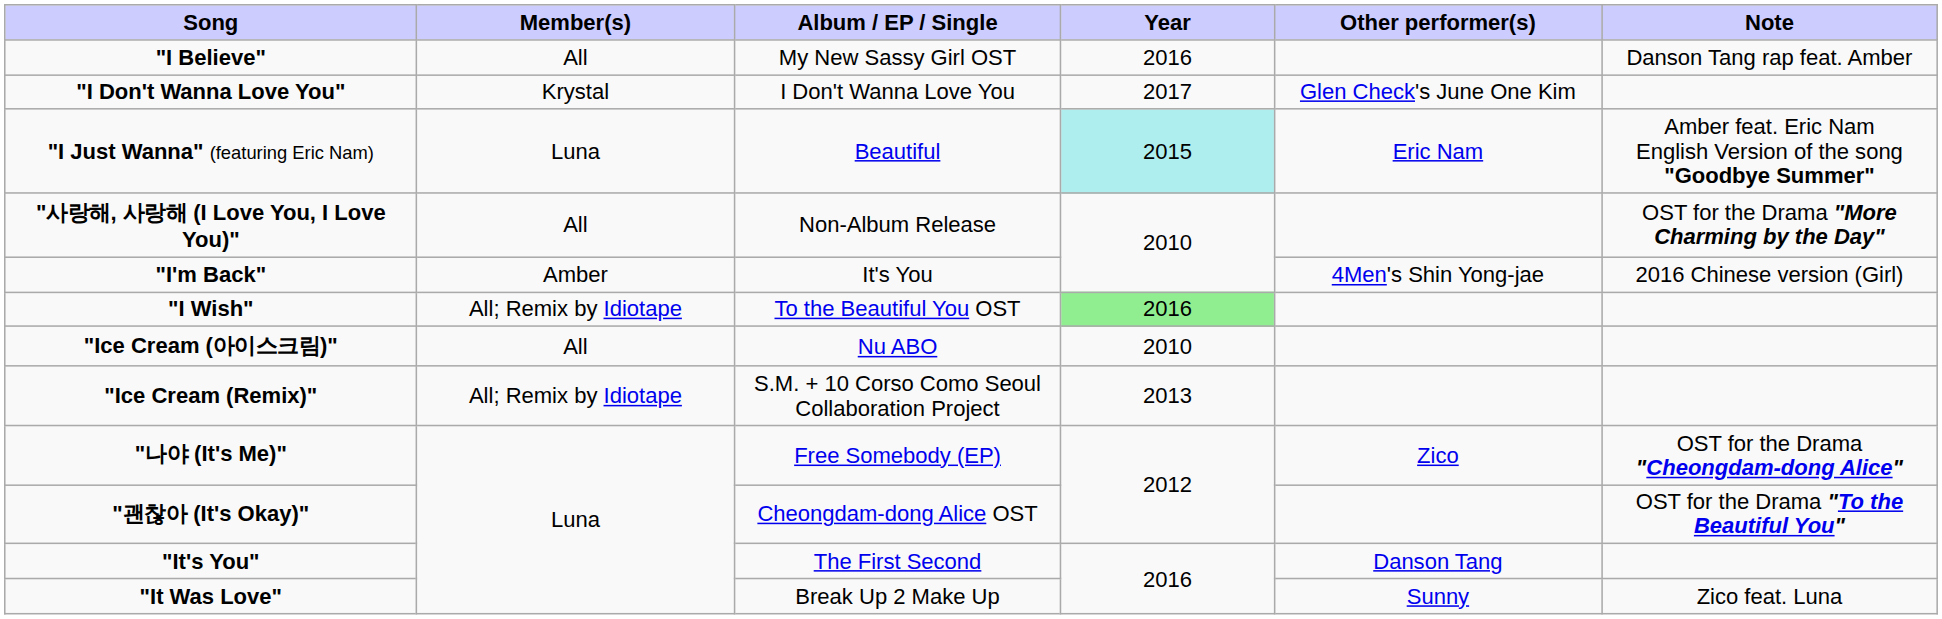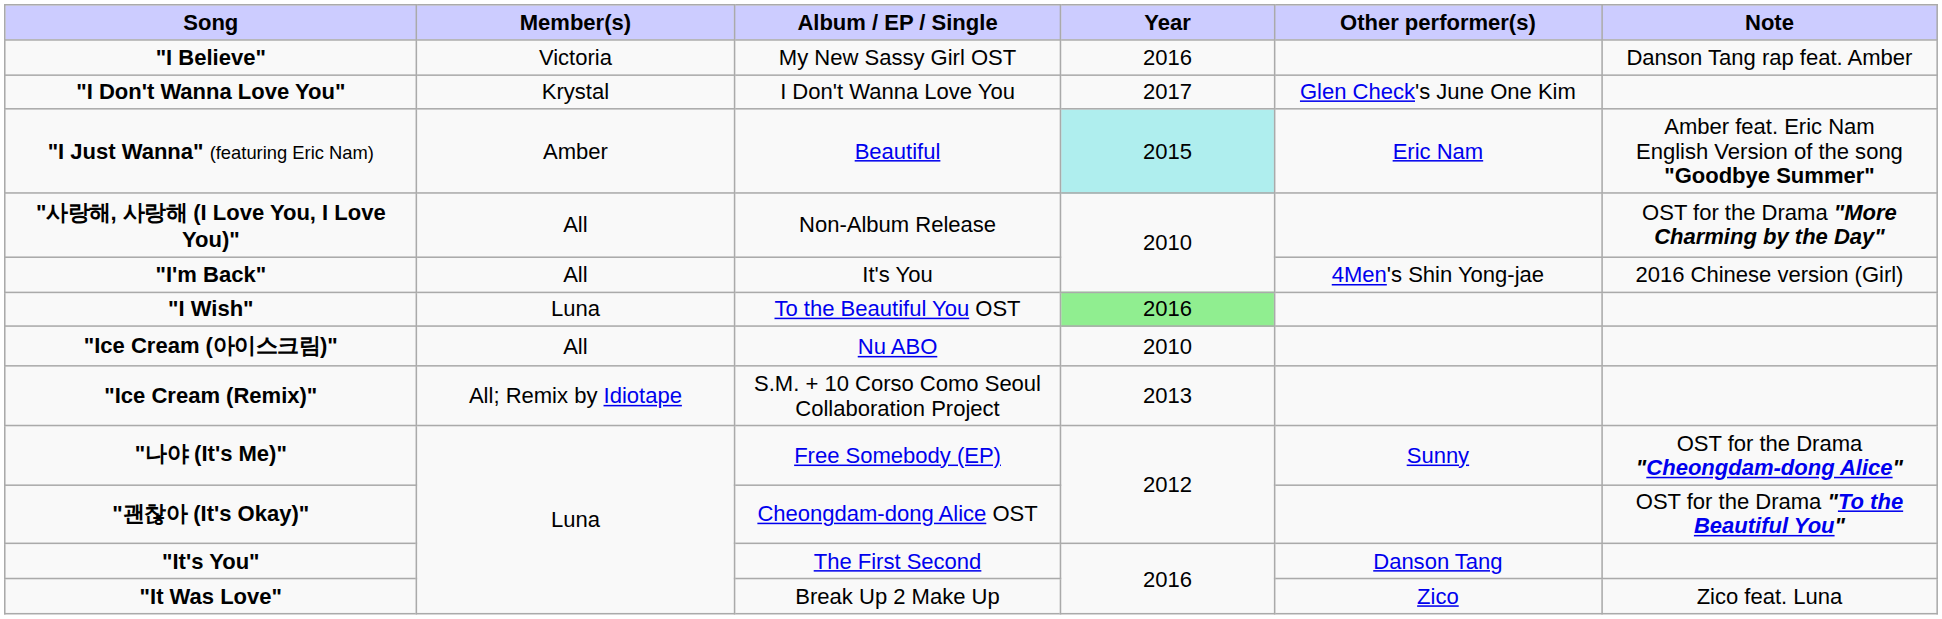(575, 57) All -> (575, 57) Victoria
(575, 151) Luna -> (575, 151) Amber
(575, 274) Amber -> (575, 274) All
(575, 309) All; Remix by Idiotape -> (575, 309) Luna
(1438, 455) Zico -> (1438, 455) Sunny
(1438, 596) Sunny -> (1438, 596) Zico
